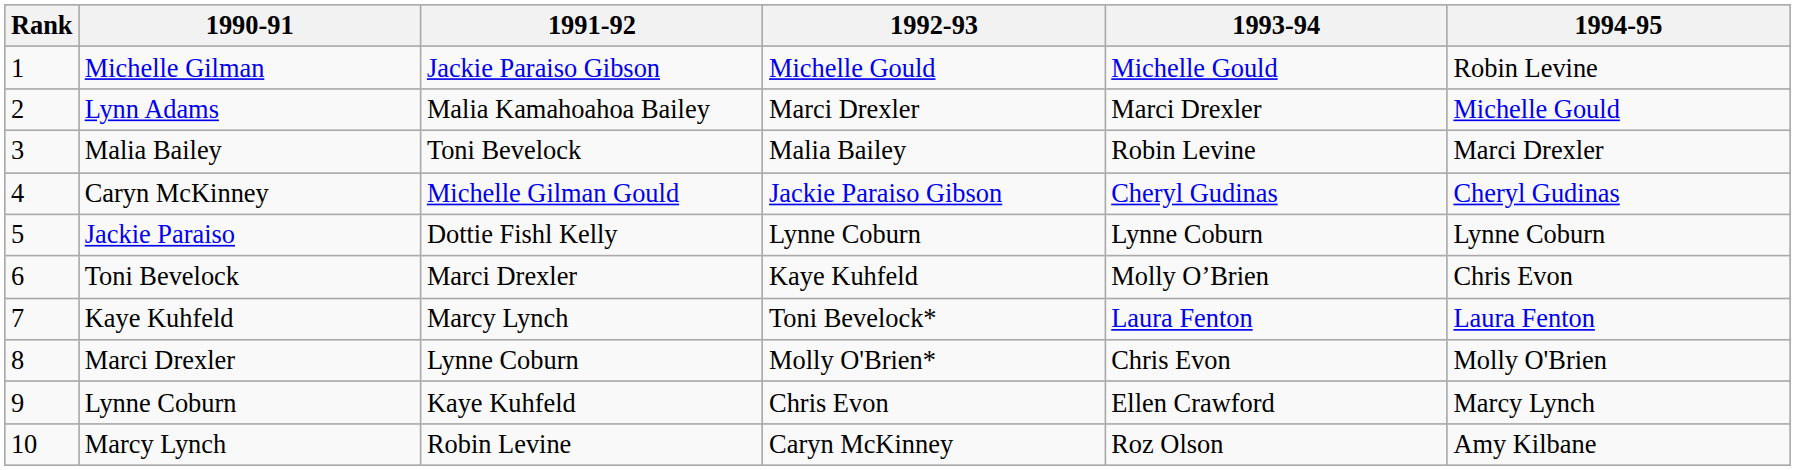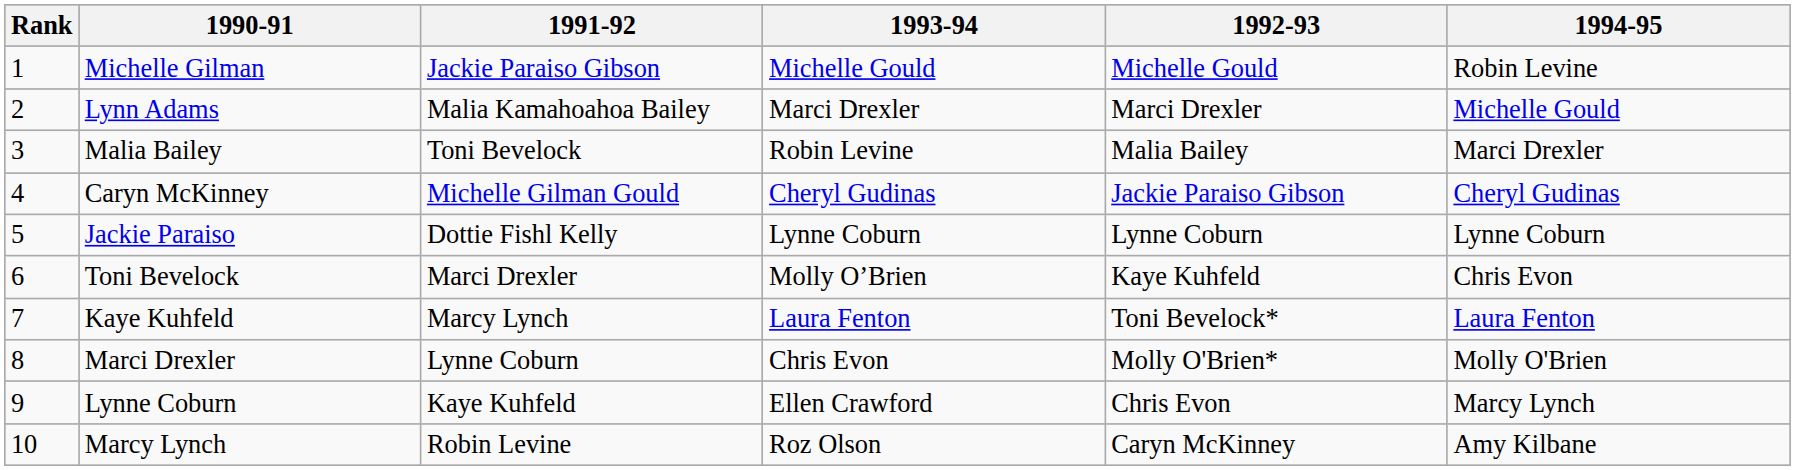columns swapped: (934, 25) <-> (1276, 25)
